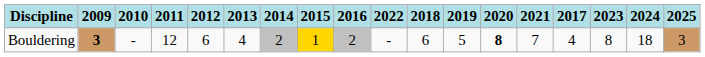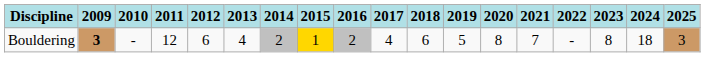columns swapped: (572, 16) <-> (389, 16)
(499, 39) bold -> (499, 39) normal
